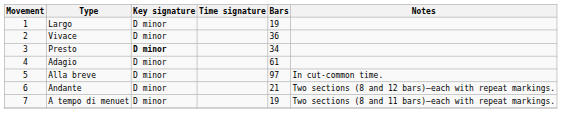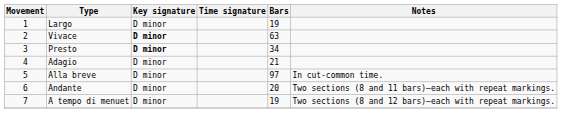(150, 37) normal -> (150, 37) bold
(274, 37) 36 -> (274, 37) 63
(274, 62) 61 -> (274, 62) 21
(274, 88) 21 -> (274, 88) 20
(424, 88) Two sections (8 and 12 bars)—each with repeat markings. -> (424, 88) Two sections (8 and 11 bars)—each with repeat markings.
(424, 101) Two sections (8 and 11 bars)—each with repeat markings. -> (424, 101) Two sections (8 and 12 bars)—each with repeat markings.
